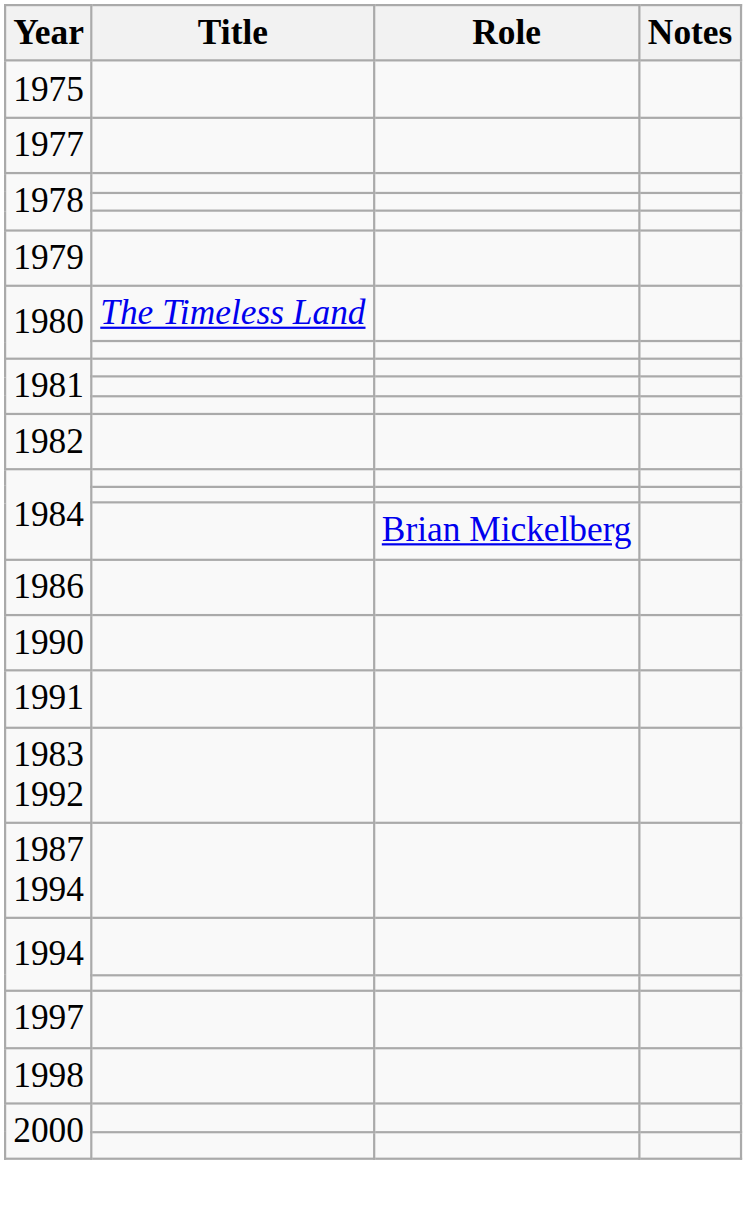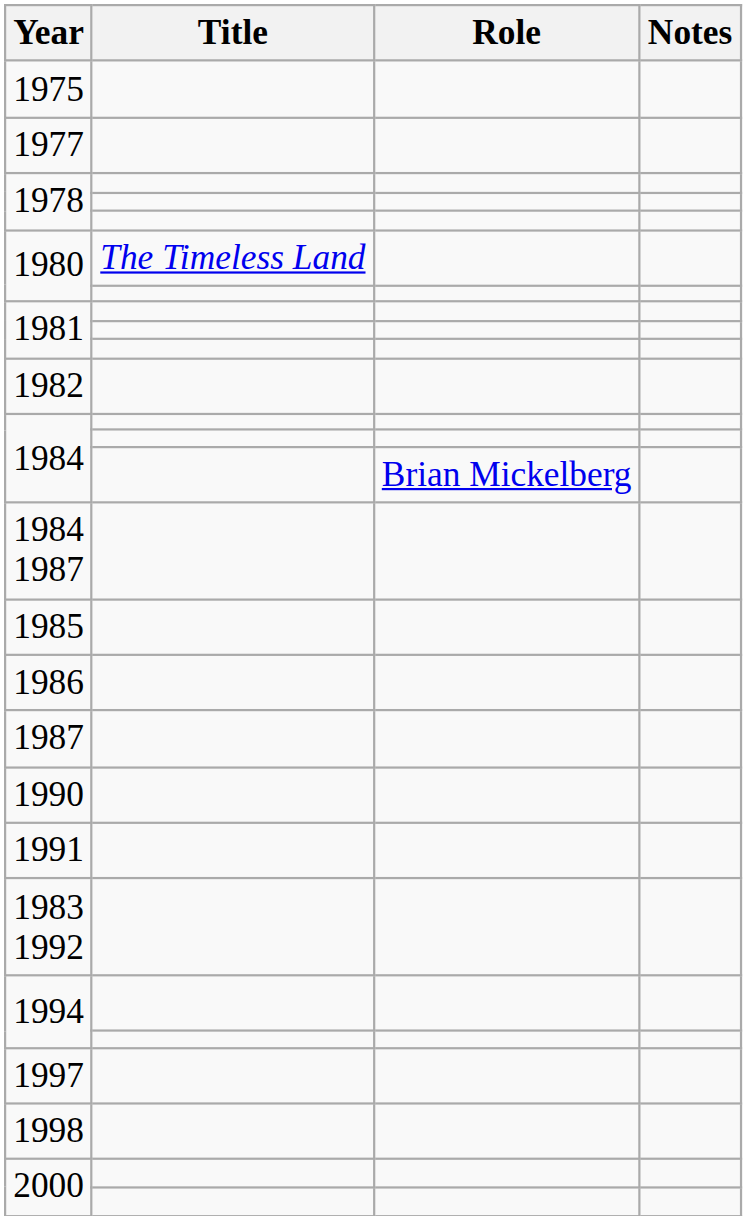- row: (49, 256)
+ row: (49, 549)
+ row: (49, 625)
+ row: (49, 738)
- row: (49, 870)
